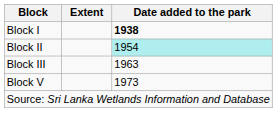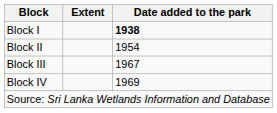(126, 47) paleturquoise background -> (127, 47) no background
(126, 64) 1963 -> (127, 64) 1967
+ row: (27, 82)
- row: (25, 82)
